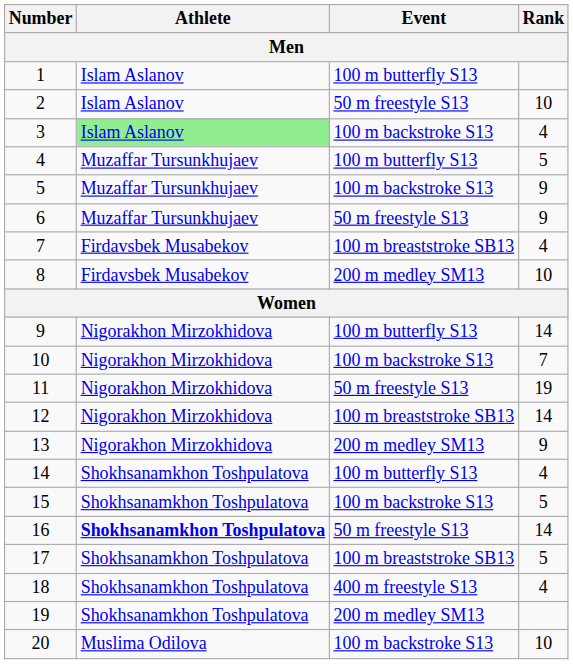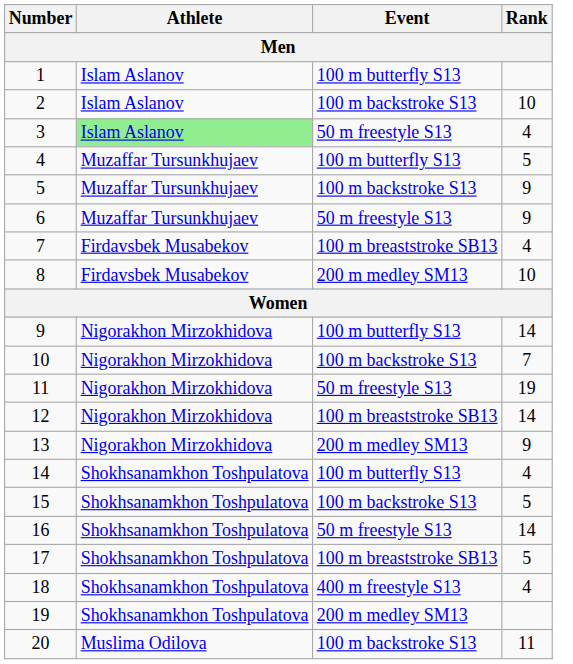(401, 103) 50 m freestyle S13 -> (397, 103) 100 m backstroke S13
(413, 132) 100 m backstroke S13 -> (384, 132) 50 m freestyle S13
(203, 530) bold -> (195, 530) normal
(543, 643) 10 -> (527, 643) 11
